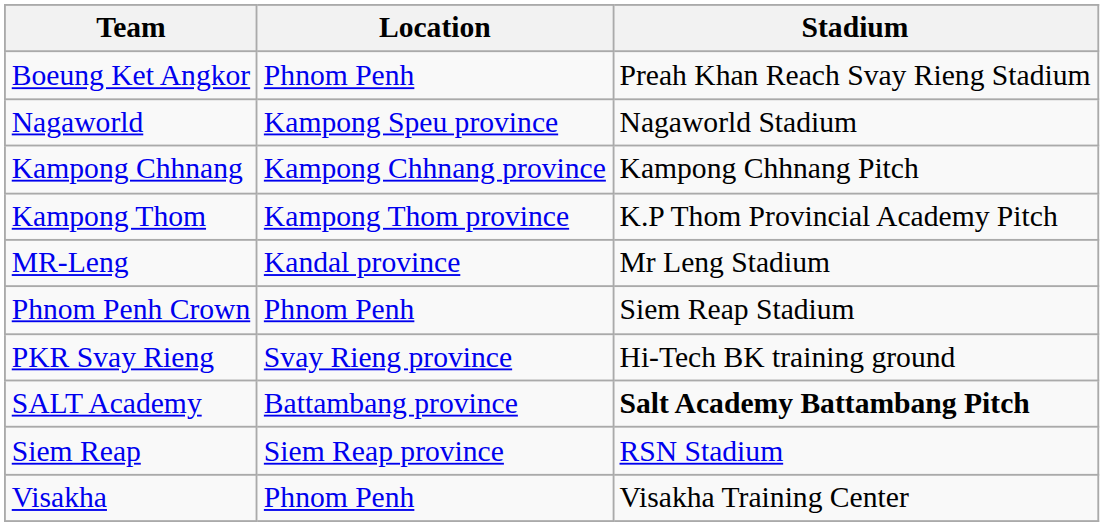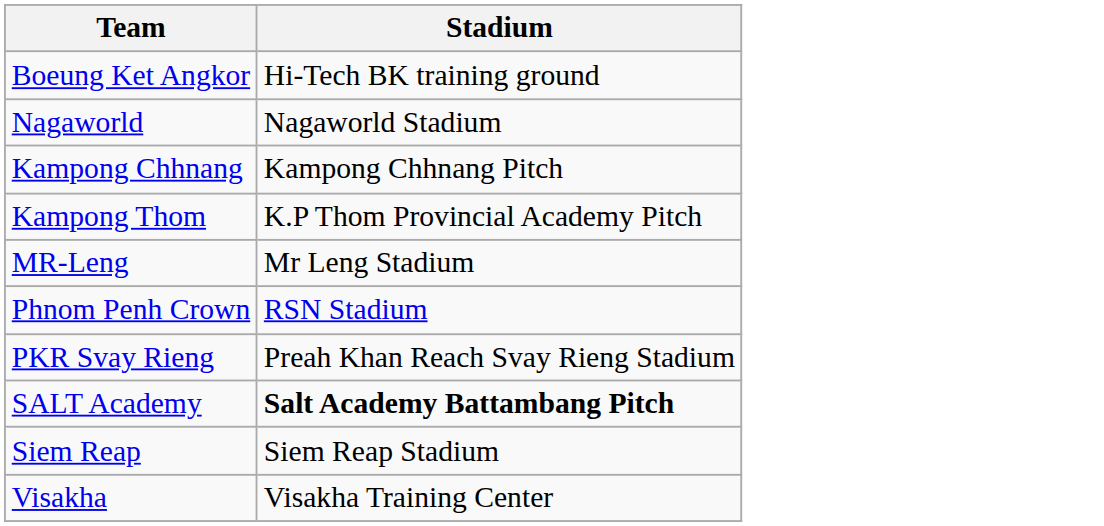- column: (435, 27)
(855, 74) Preah Khan Reach Svay Rieng Stadium -> (432, 74) Hi-Tech BK training ground
(737, 309) Siem Reap Stadium -> (346, 309) RSN Stadium
(787, 356) Hi-Tech BK training ground -> (499, 356) Preah Khan Reach Svay Rieng Stadium
(701, 450) RSN Stadium -> (381, 450) Siem Reap Stadium
